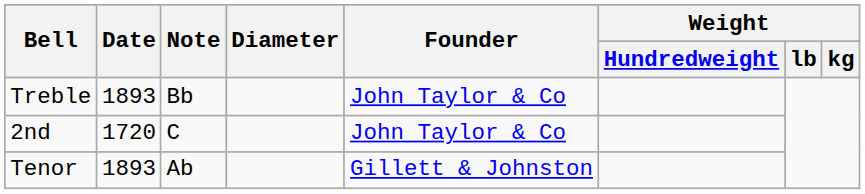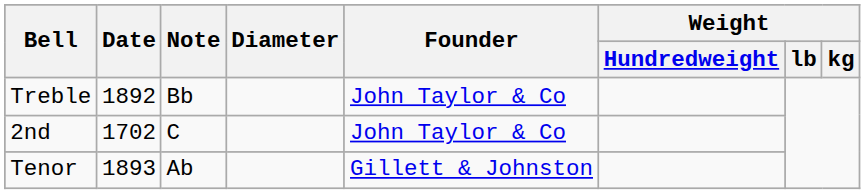(129, 97) 1893 -> (129, 97) 1892
(129, 133) 1720 -> (129, 133) 1702
